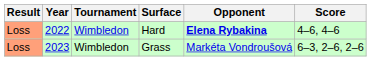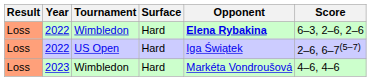(318, 30) 4–6, 4–6 -> (330, 30) 6–3, 2–6, 2–6
+ row: (57, 49)
(156, 47) Grass -> (153, 67) Hard
(330, 47) 6–3, 2–6, 2–6 -> (318, 67) 4–6, 4–6
